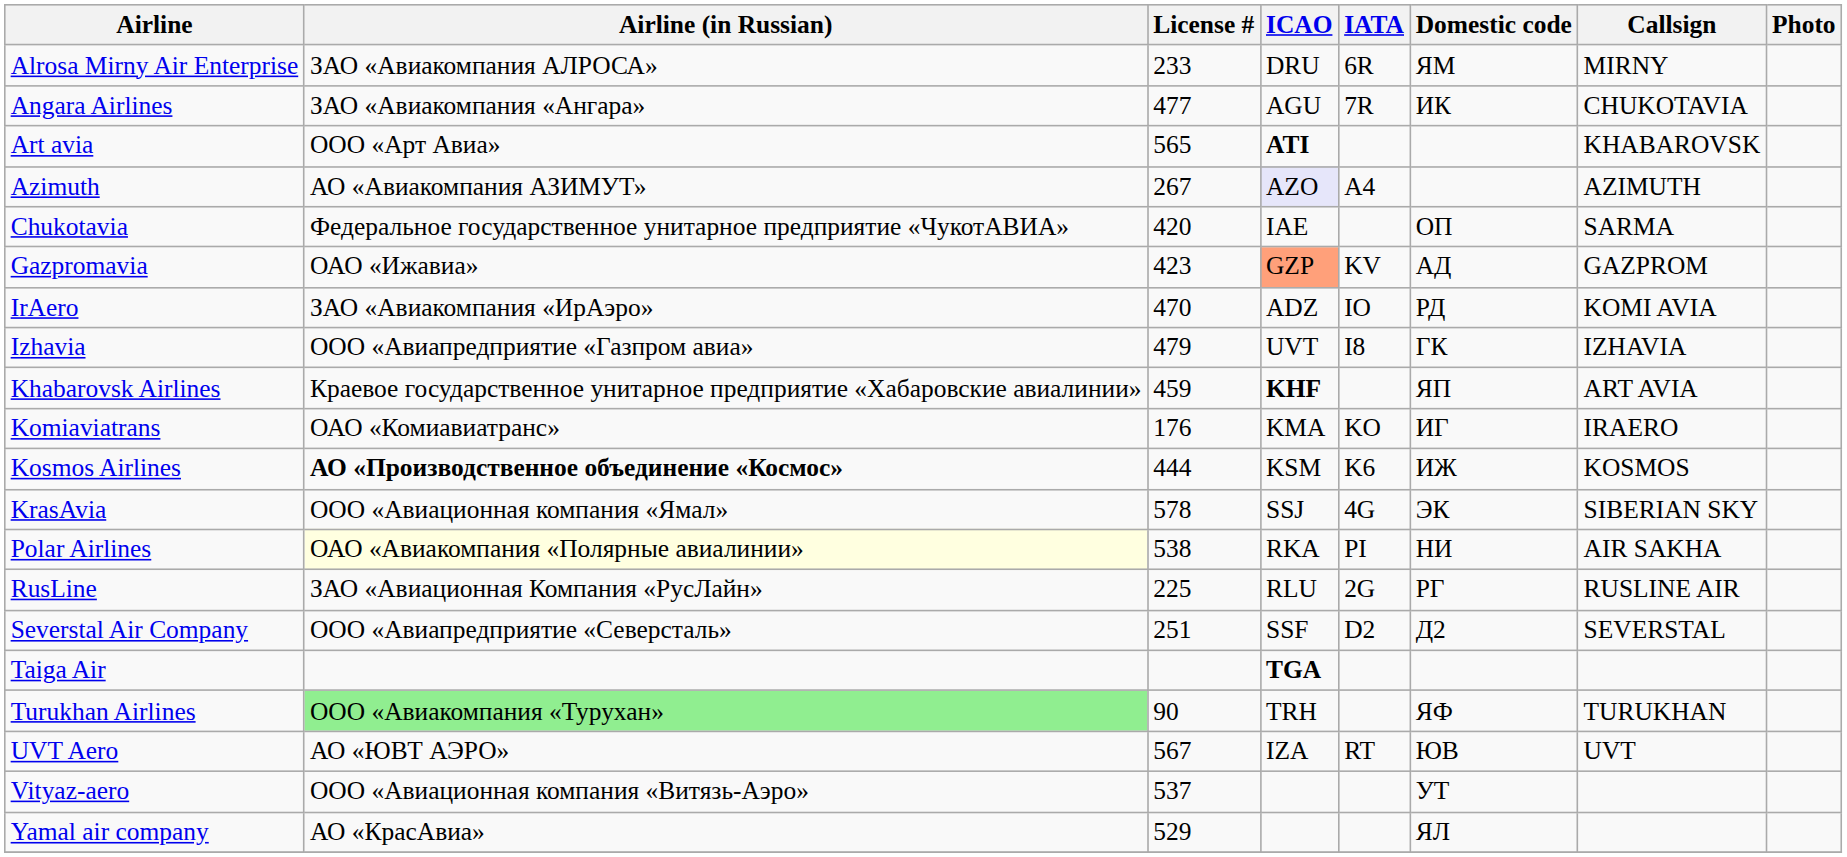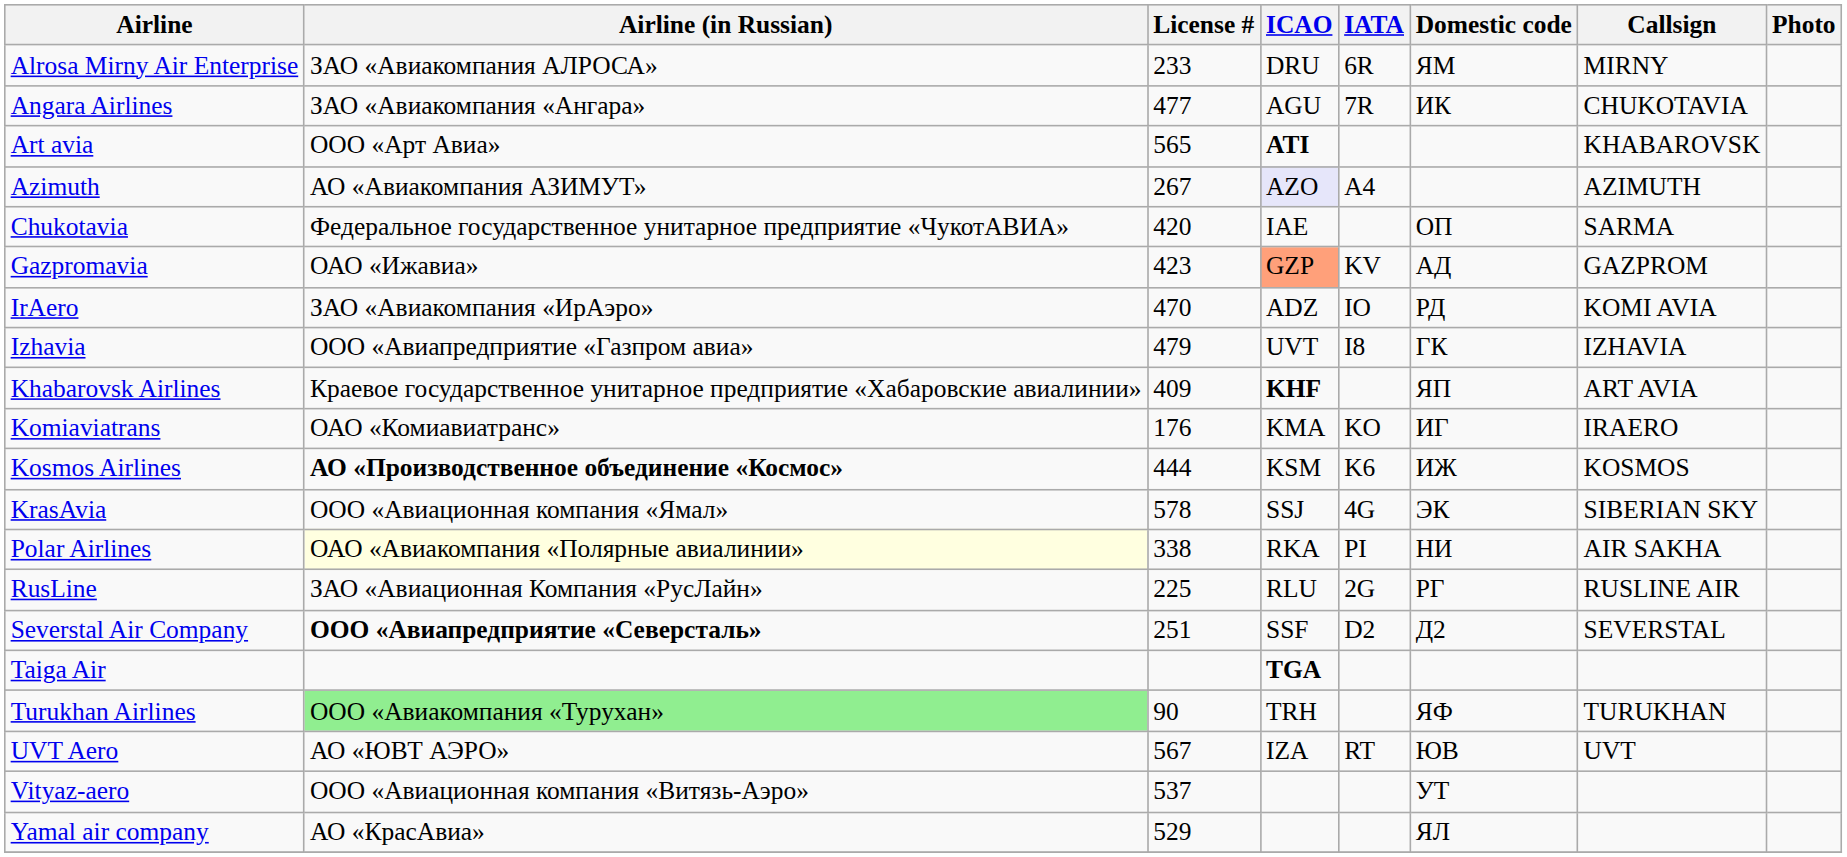(1172, 387) 459 -> (1172, 387) 409
(1172, 549) 538 -> (1172, 549) 338
(521, 629) normal -> (536, 629) bold
